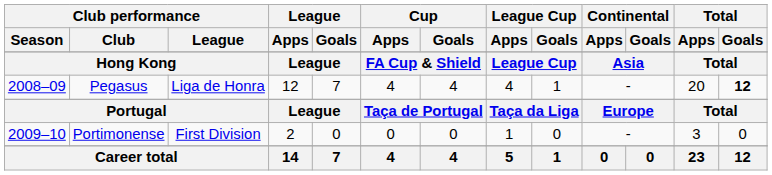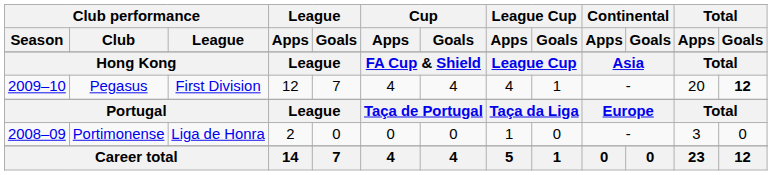(37, 87) 2008–09 -> (37, 87) 2009–10
(218, 87) Liga de Honra -> (218, 87) First Division
(37, 134) 2009–10 -> (37, 134) 2008–09
(218, 134) First Division -> (218, 134) Liga de Honra
